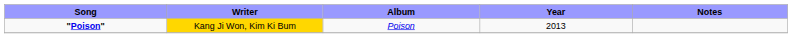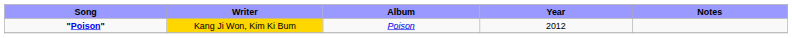(556, 25) 2013 -> (556, 25) 2012
